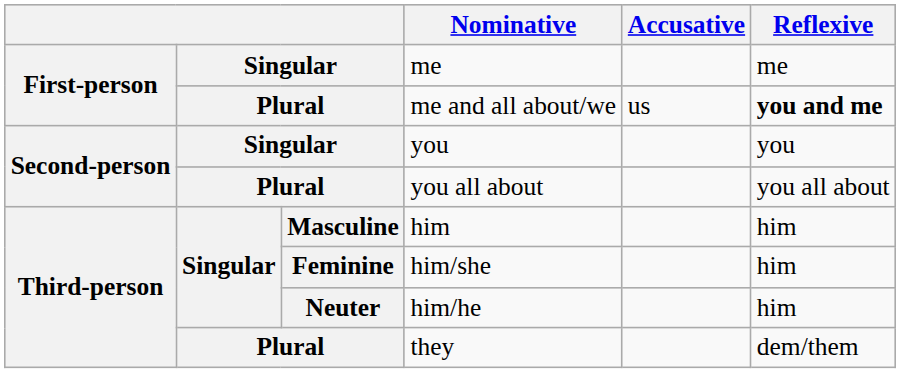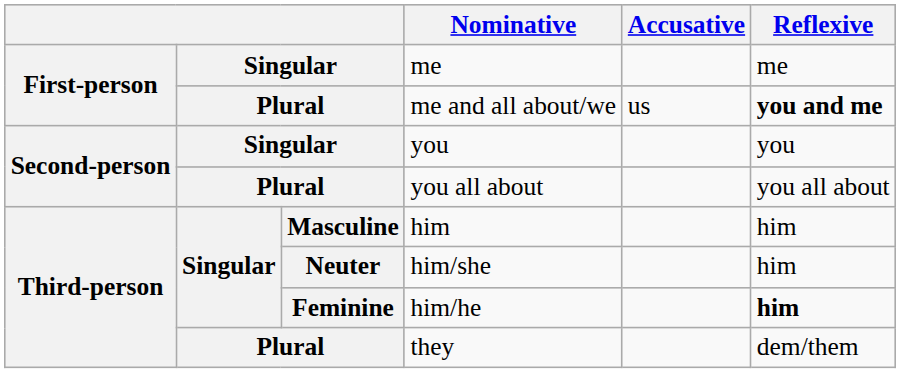(343, 266) Feminine -> (343, 266) Neuter
(343, 307) Neuter -> (343, 307) Feminine
(777, 307) normal -> (778, 307) bold
